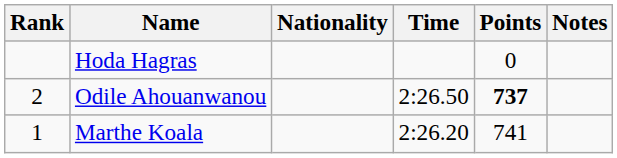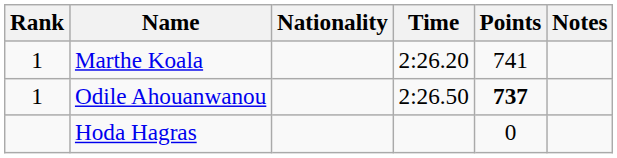rows swapped: (139, 133) <-> (136, 59)
(37, 96) 2 -> (37, 96) 1
